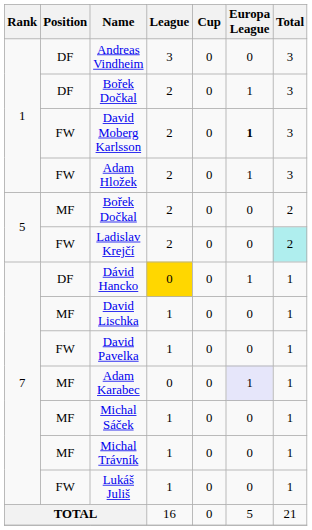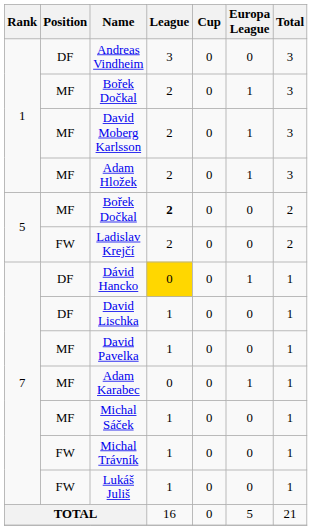(65, 91) DF -> (65, 91) MF
(65, 133) FW -> (65, 133) MF
(250, 133) bold -> (250, 133) normal
(65, 175) FW -> (65, 175) MF
(169, 209) normal -> (169, 209) bold
(290, 244) paleturquoise background -> (290, 244) no background
(65, 313) MF -> (65, 313) DF
(65, 348) FW -> (65, 348) MF
(250, 383) lavender background -> (250, 383) no background
(65, 452) MF -> (65, 452) FW
